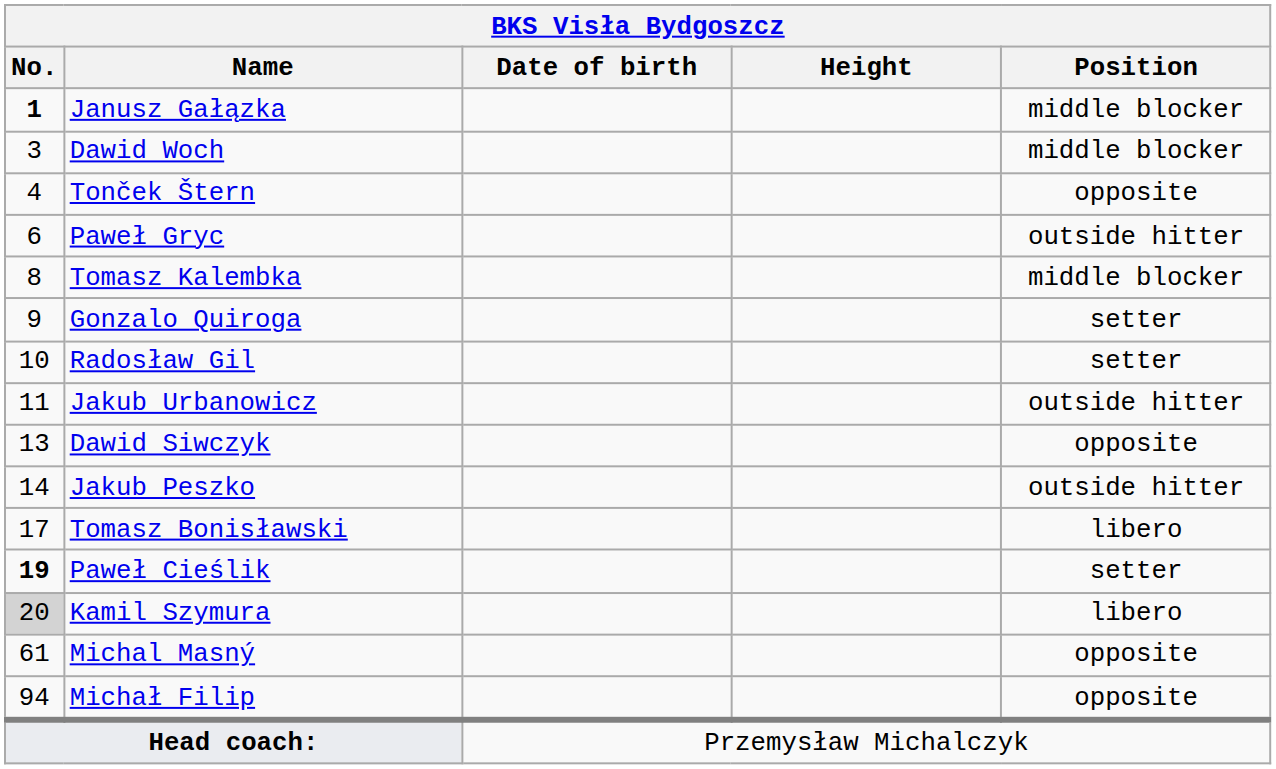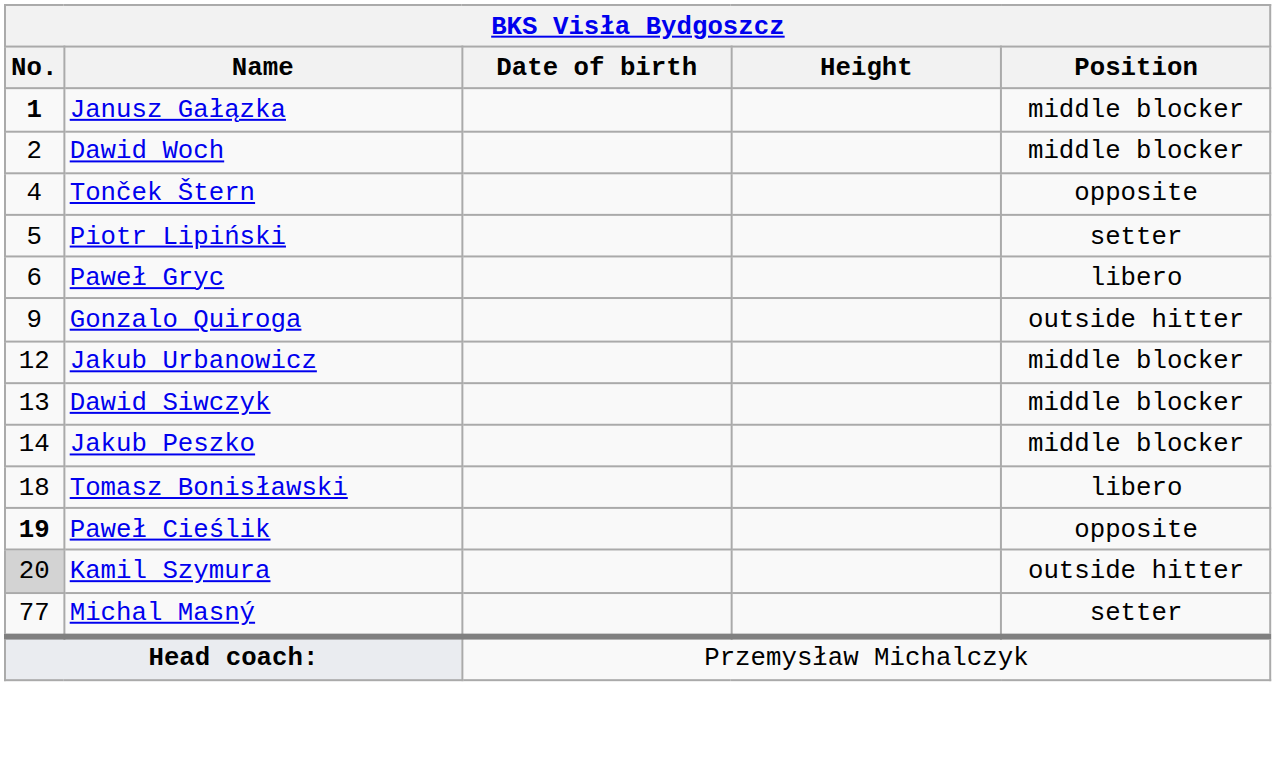(34, 152) 3 -> (34, 152) 2
+ row: (178, 236)
(1136, 236) outside hitter -> (1136, 278) libero
- row: (186, 278)
(1136, 320) setter -> (1136, 320) outside hitter
- row: (162, 362)
(34, 404) 11 -> (34, 362) 12
(1136, 404) outside hitter -> (1136, 362) middle blocker
(1136, 445) opposite -> (1136, 404) middle blocker
(1136, 487) outside hitter -> (1136, 445) middle blocker
(34, 529) 17 -> (34, 487) 18
(1136, 571) setter -> (1136, 529) opposite
(1136, 613) libero -> (1136, 571) outside hitter
(34, 655) 61 -> (34, 613) 77
(1136, 655) opposite -> (1136, 613) setter
- row: (162, 697)
